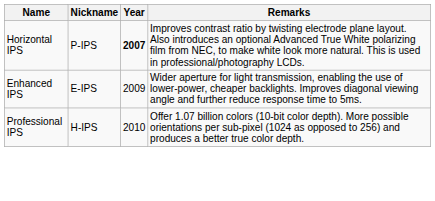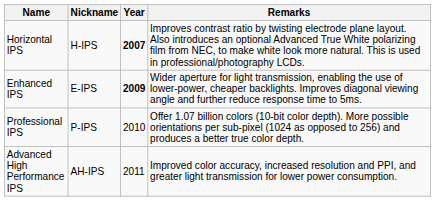(84, 45) P-IPS -> (84, 45) H-IPS
(134, 89) normal -> (134, 89) bold
(84, 128) H-IPS -> (84, 128) P-IPS
+ row: (36, 172)
